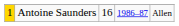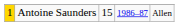(107, 13) 16 -> (107, 13) 15
